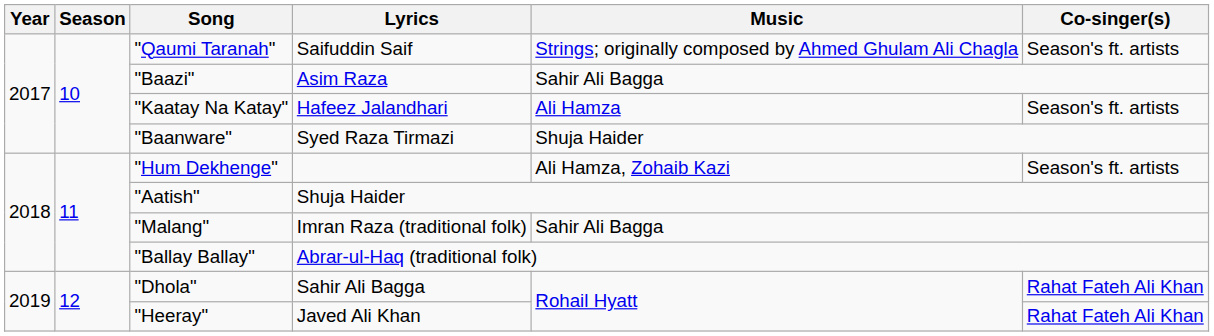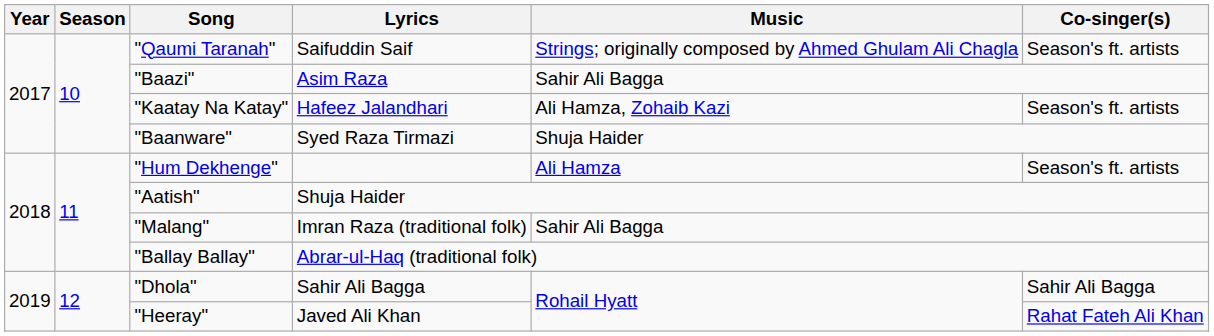(578, 108) Ali Hamza -> (633, 108) Ali Hamza, Zohaib Kazi
(633, 167) Ali Hamza, Zohaib Kazi -> (578, 167) Ali Hamza
(1115, 286) Rahat Fateh Ali Khan -> (1091, 286) Sahir Ali Bagga
